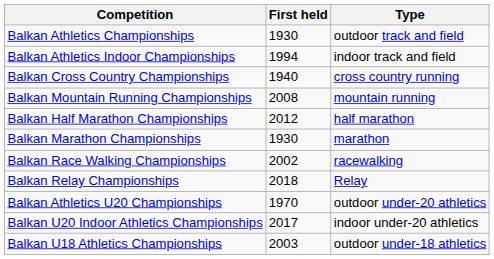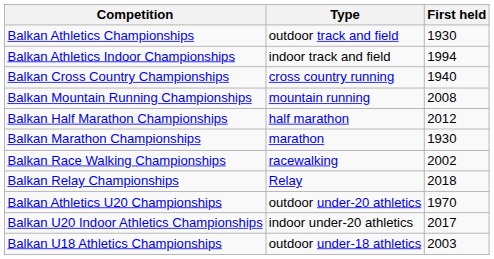columns swapped: (410, 14) <-> (298, 14)
